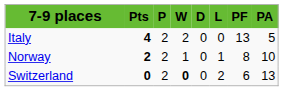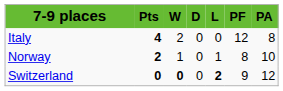- column: (162, 16)
(243, 38) 13 -> (241, 38) 12
(272, 38) 5 -> (272, 38) 8
(221, 76) normal -> (218, 76) bold
(246, 76) 6 -> (245, 76) 9
(268, 76) 13 -> (268, 76) 12
